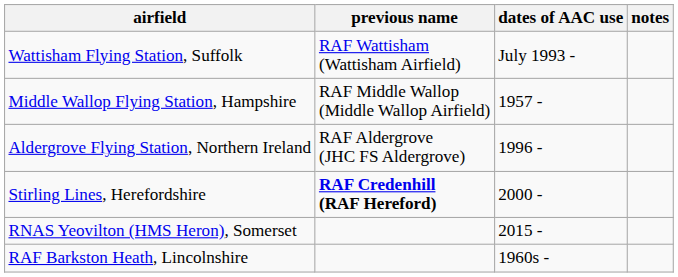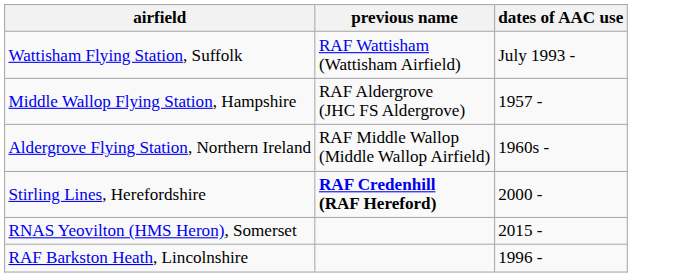- column: (650, 18)
(405, 101) RAF Middle Wallop (Middle Wallop Airfield) -> (392, 101) RAF Aldergrove (JHC FS Aldergrove)
(392, 147) RAF Aldergrove (JHC FS Aldergrove) -> (405, 147) RAF Middle Wallop (Middle Wallop Airfield)
(520, 147) 1996 - -> (524, 147) 1960s -
(524, 258) 1960s - -> (520, 258) 1996 -
